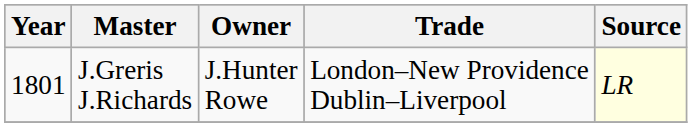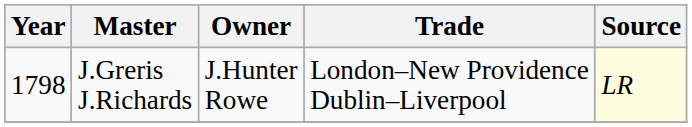(38, 84) 1801 -> (38, 84) 1798
